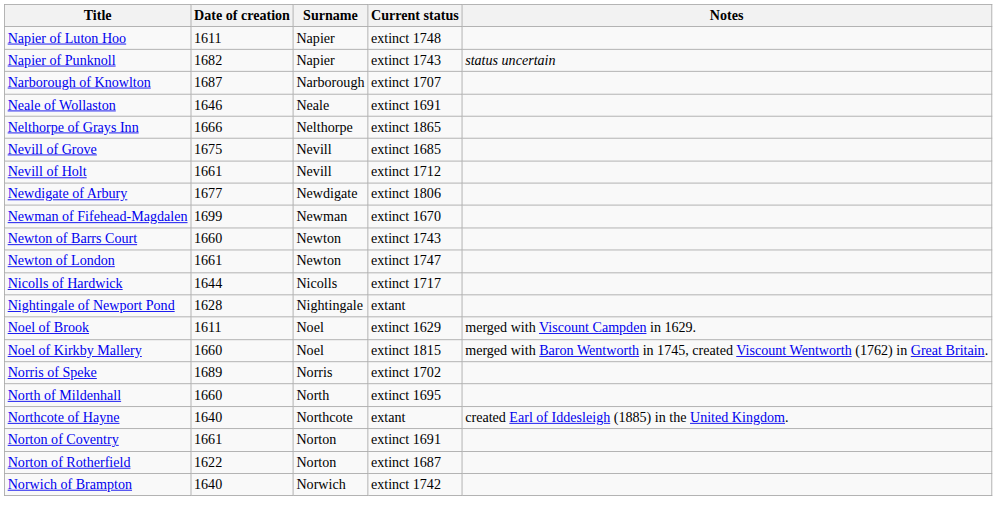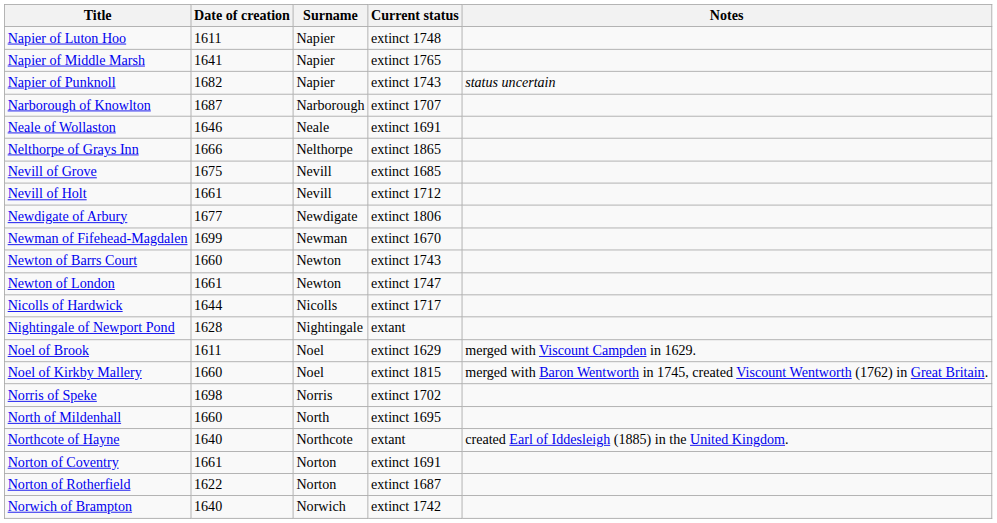+ row: (76, 60)
(208, 372) 1689 -> (208, 395) 1698
